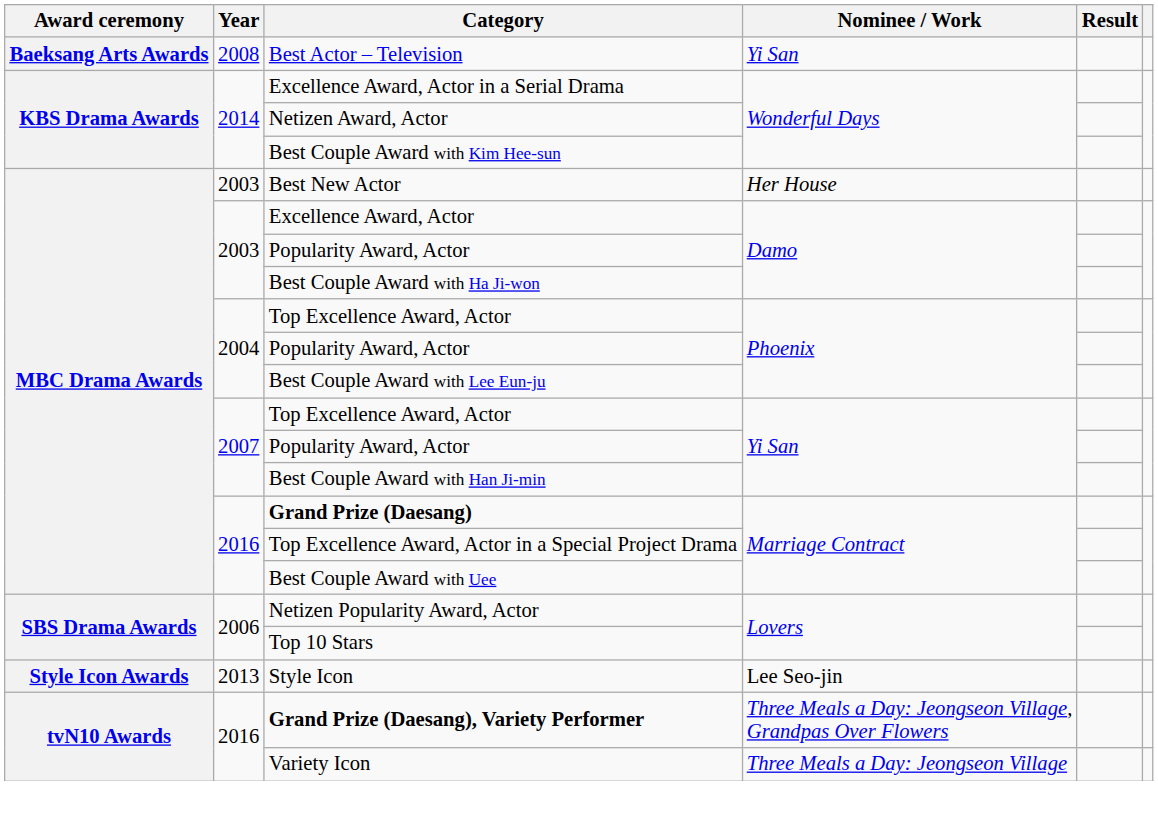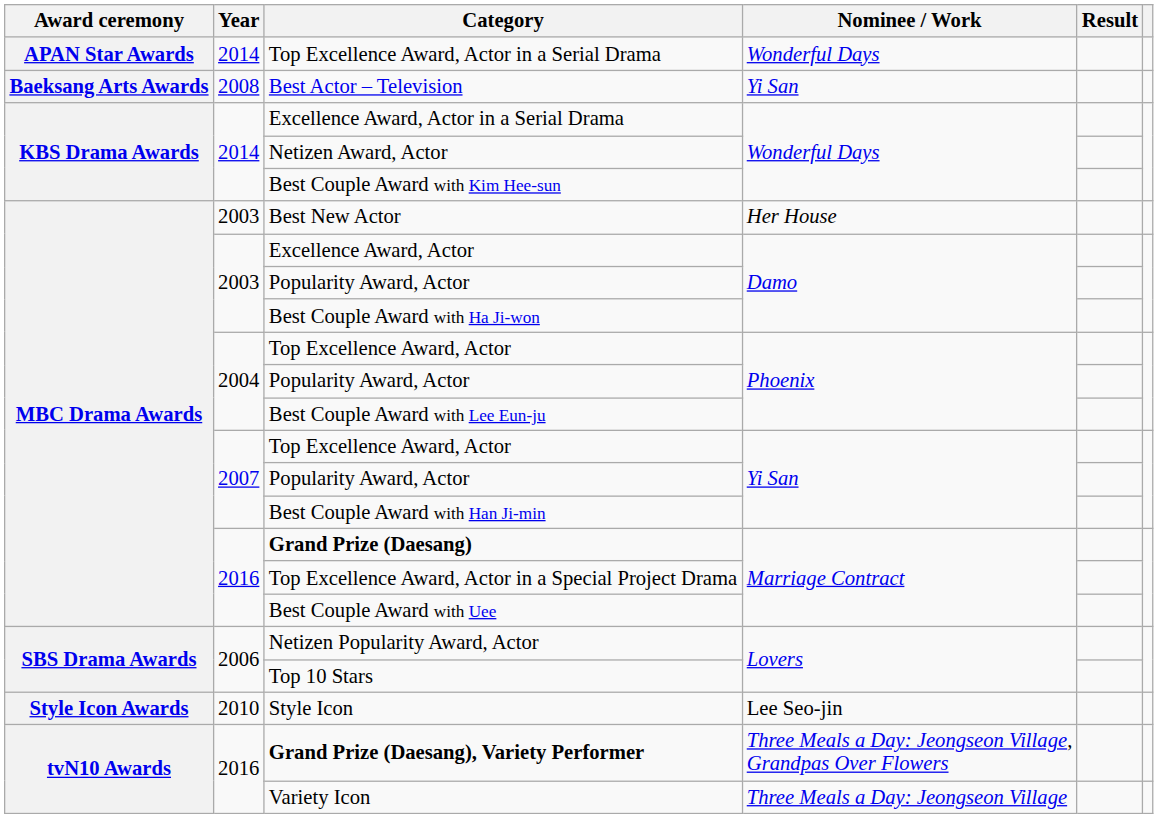+ row: (465, 53)
(239, 675) 2013 -> (239, 708) 2010
